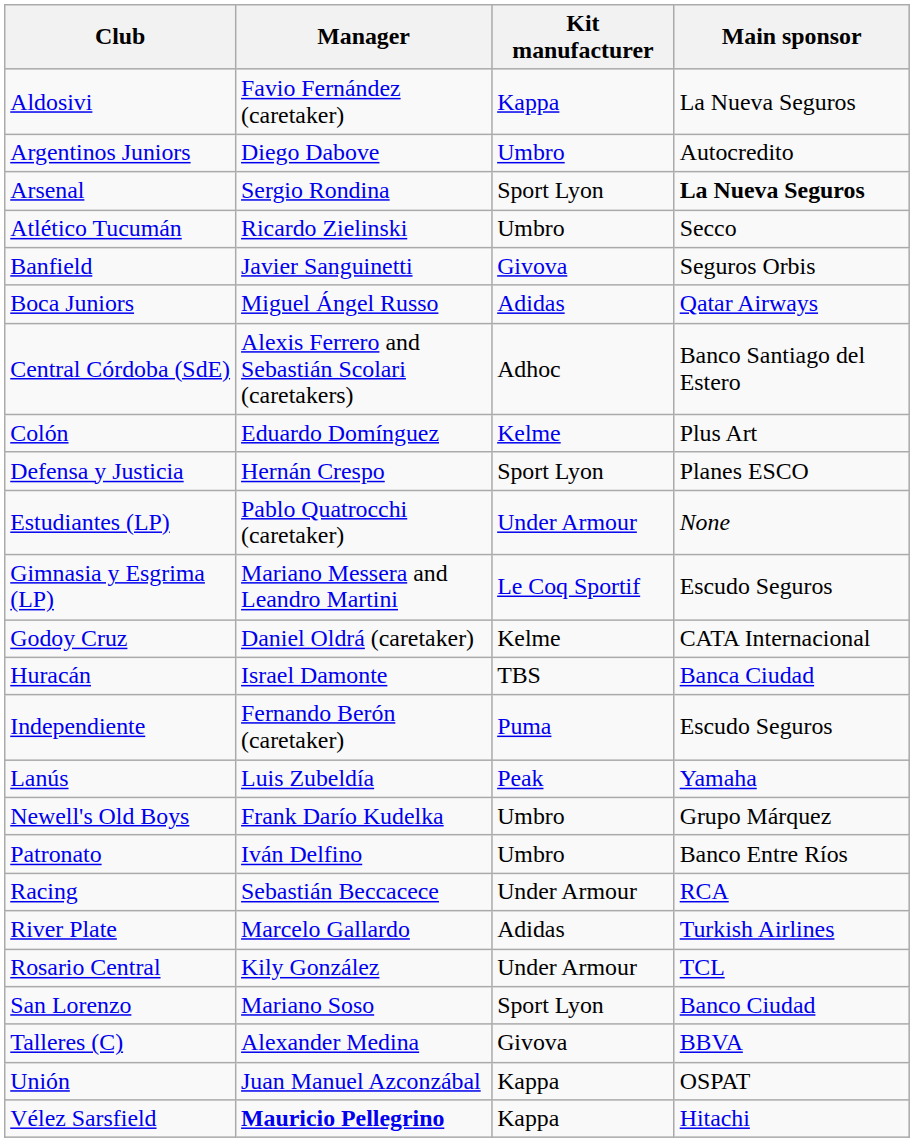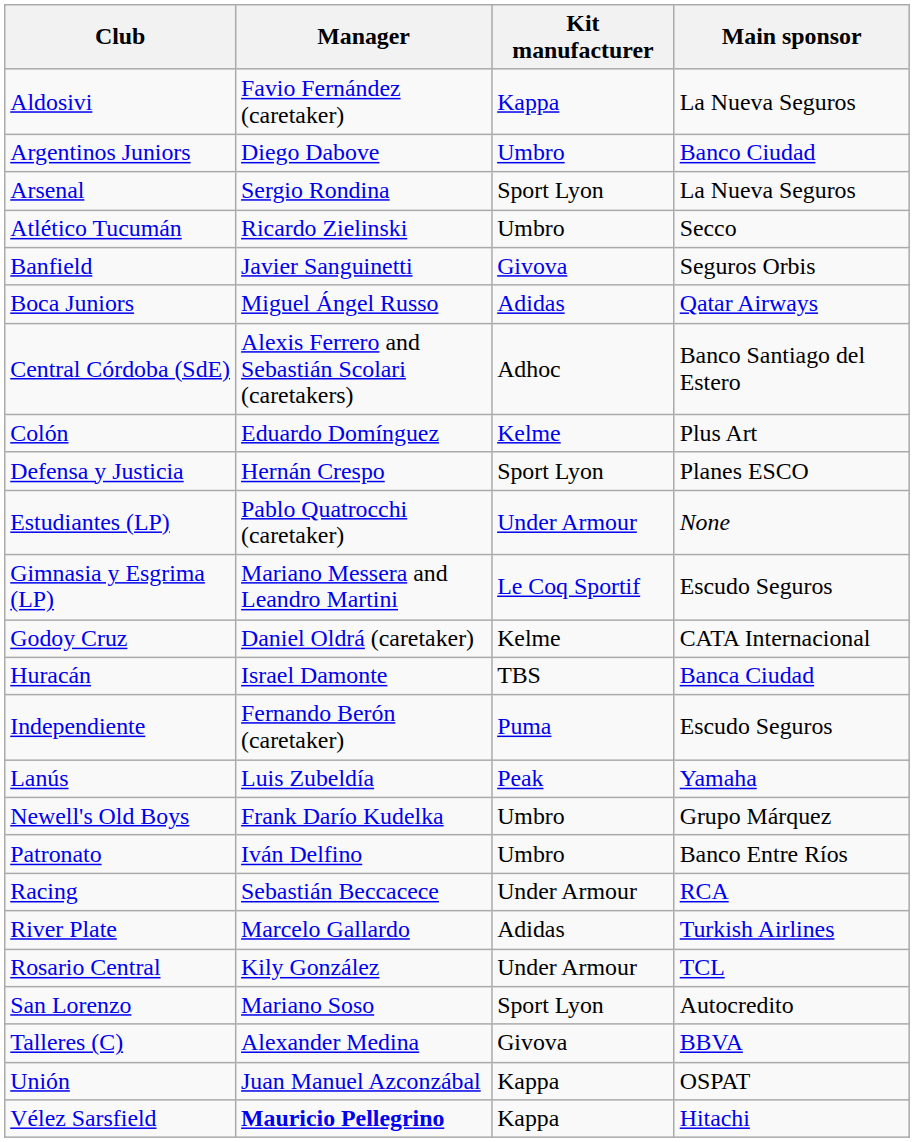(737, 152) Autocredito -> (748, 152) Banco Ciudad
(772, 190) bold -> (768, 190) normal
(748, 1005) Banco Ciudad -> (737, 1005) Autocredito
